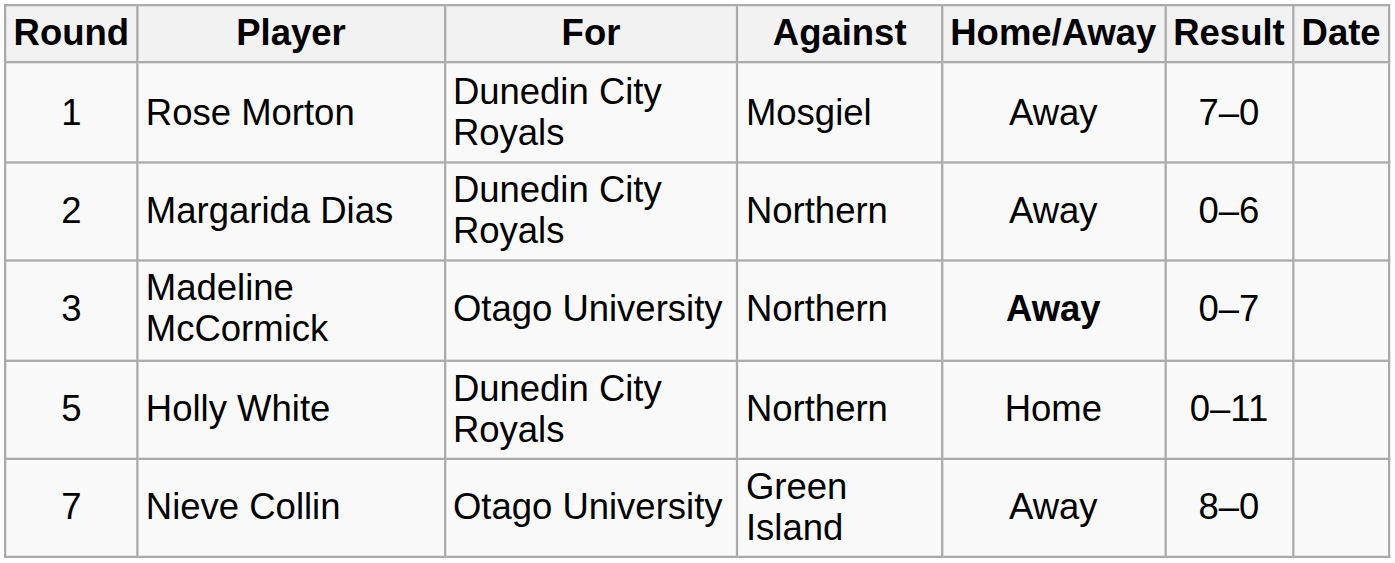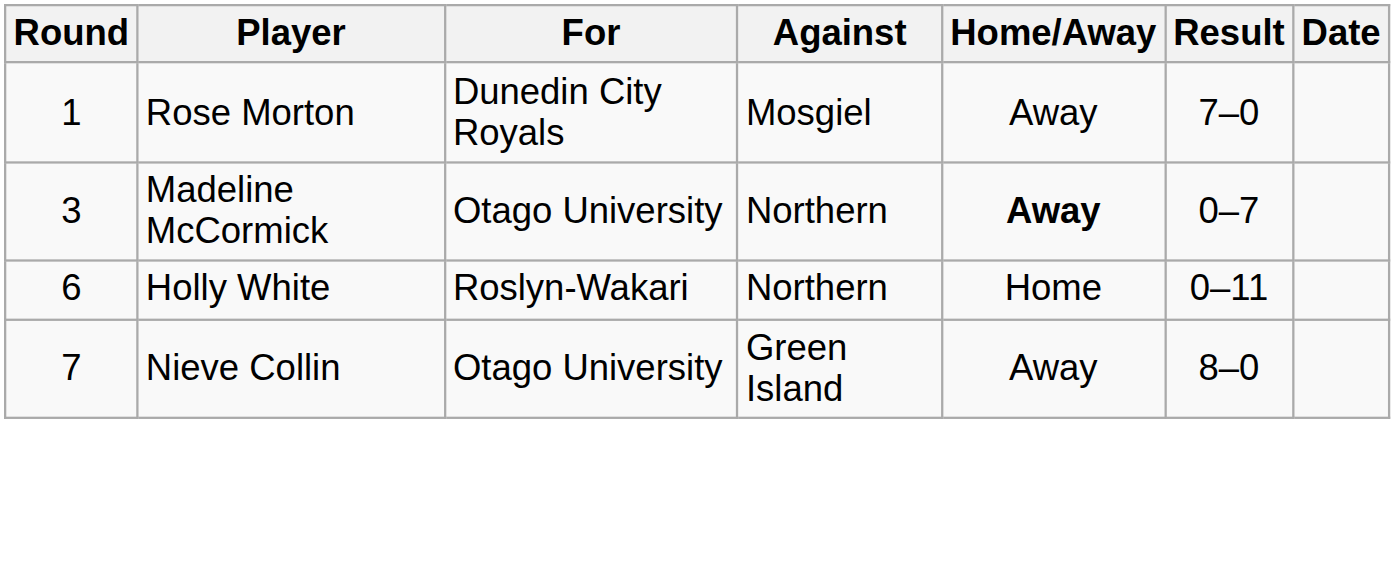- row: (270, 210)
(71, 408) 5 -> (71, 289) 6
(557, 408) Dunedin City Royals -> (571, 289) Roslyn-Wakari
